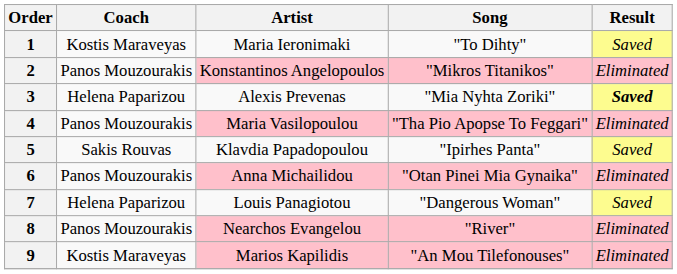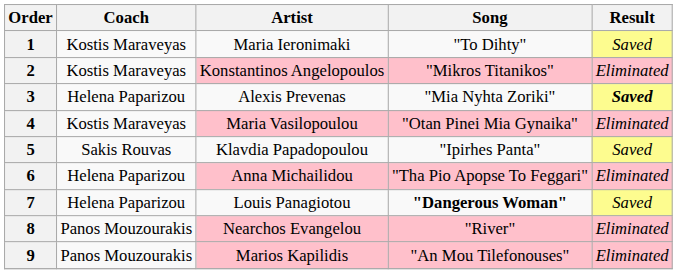(126, 70) Panos Mouzourakis -> (126, 70) Kostis Maraveyas
(126, 123) Panos Mouzourakis -> (126, 123) Kostis Maraveyas
(490, 123) "Tha Pio Apopse To Feggari" -> (490, 123) "Otan Pinei Mia Gynaika"
(126, 176) Panos Mouzourakis -> (126, 176) Helena Paparizou
(490, 176) "Otan Pinei Mia Gynaika" -> (490, 176) "Tha Pio Apopse To Feggari"
(490, 202) normal -> (490, 202) bold
(126, 255) Kostis Maraveyas -> (126, 255) Panos Mouzourakis
